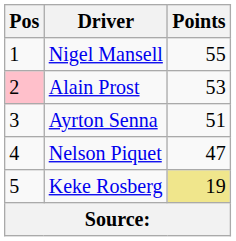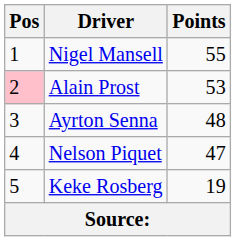(216, 120) 51 -> (216, 120) 48
(216, 186) khaki background -> (216, 186) no background
